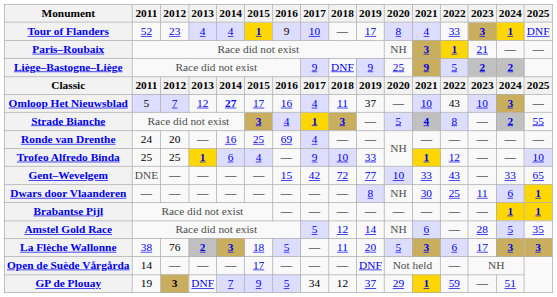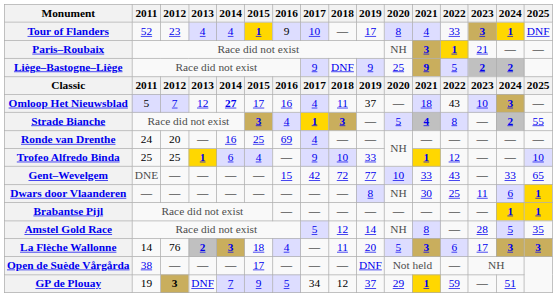(426, 103) 10 -> (426, 103) 18
(426, 229) 6 -> (426, 229) 8
(146, 247) 38 -> (146, 247) 14
(287, 247) 5 -> (287, 247) 4
(146, 265) 14 -> (146, 265) 38
